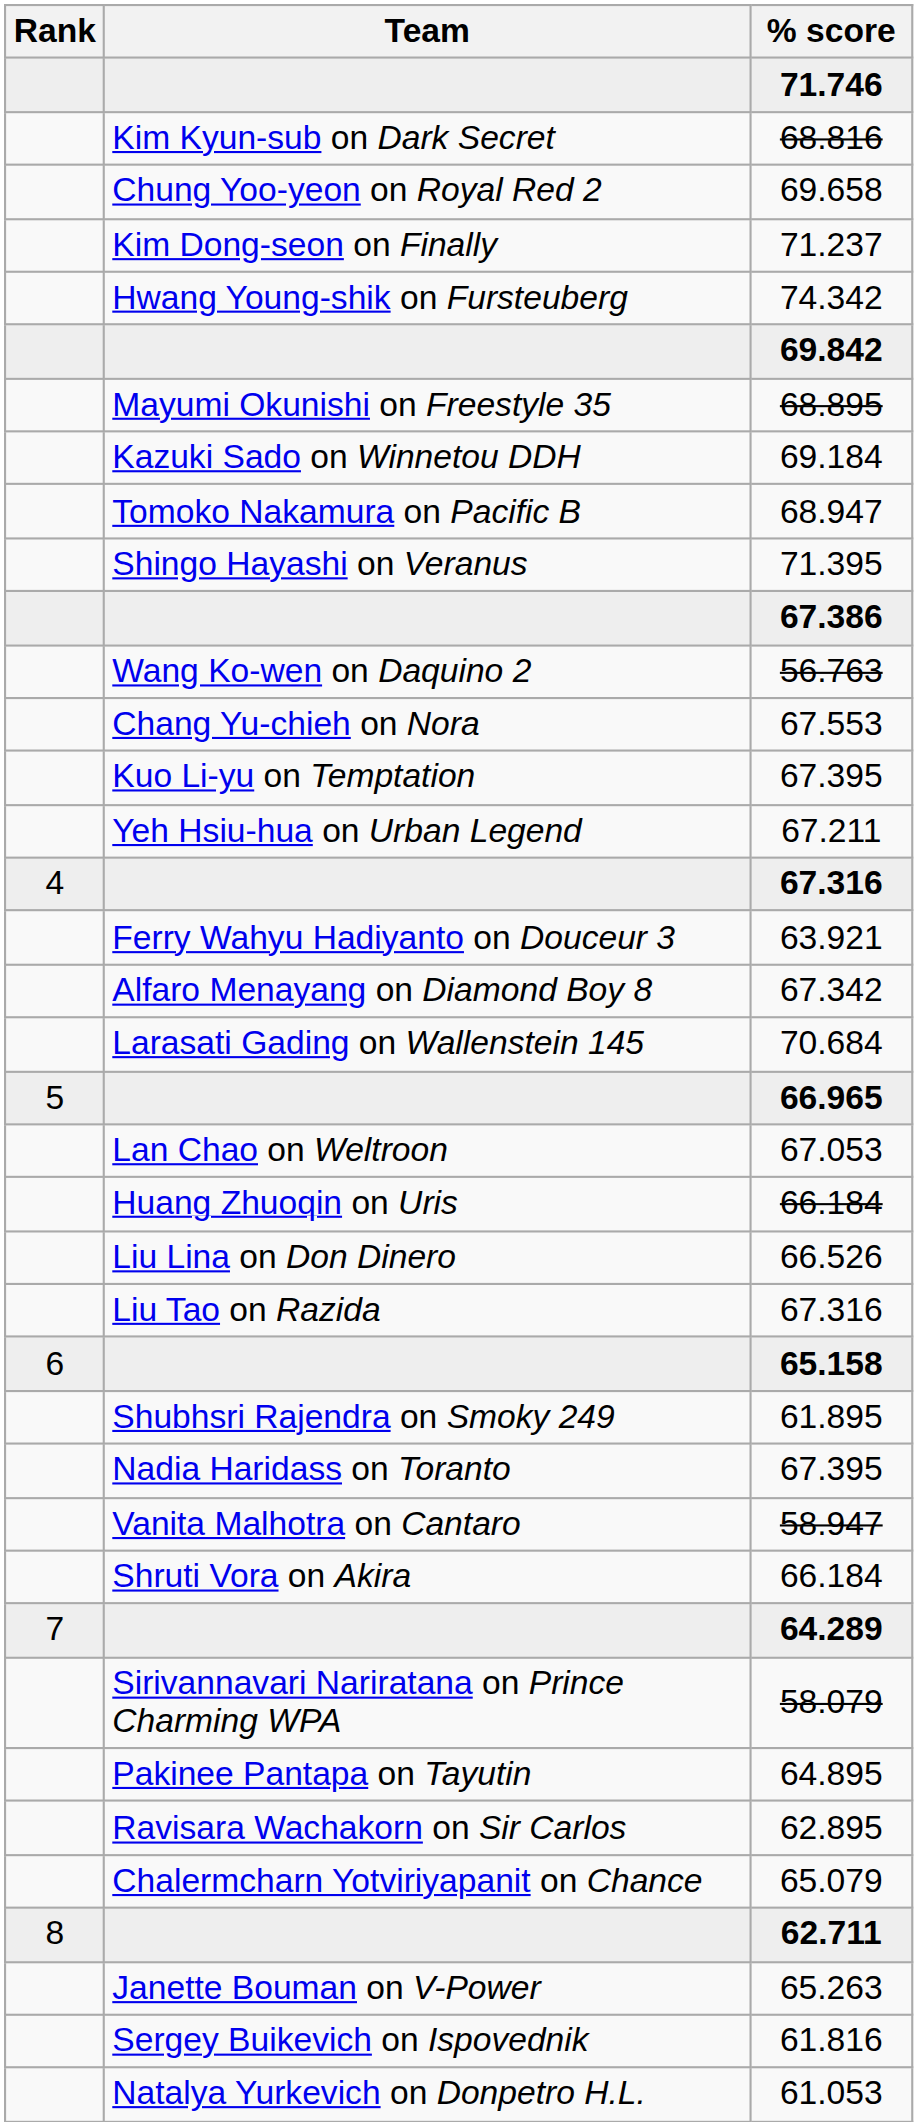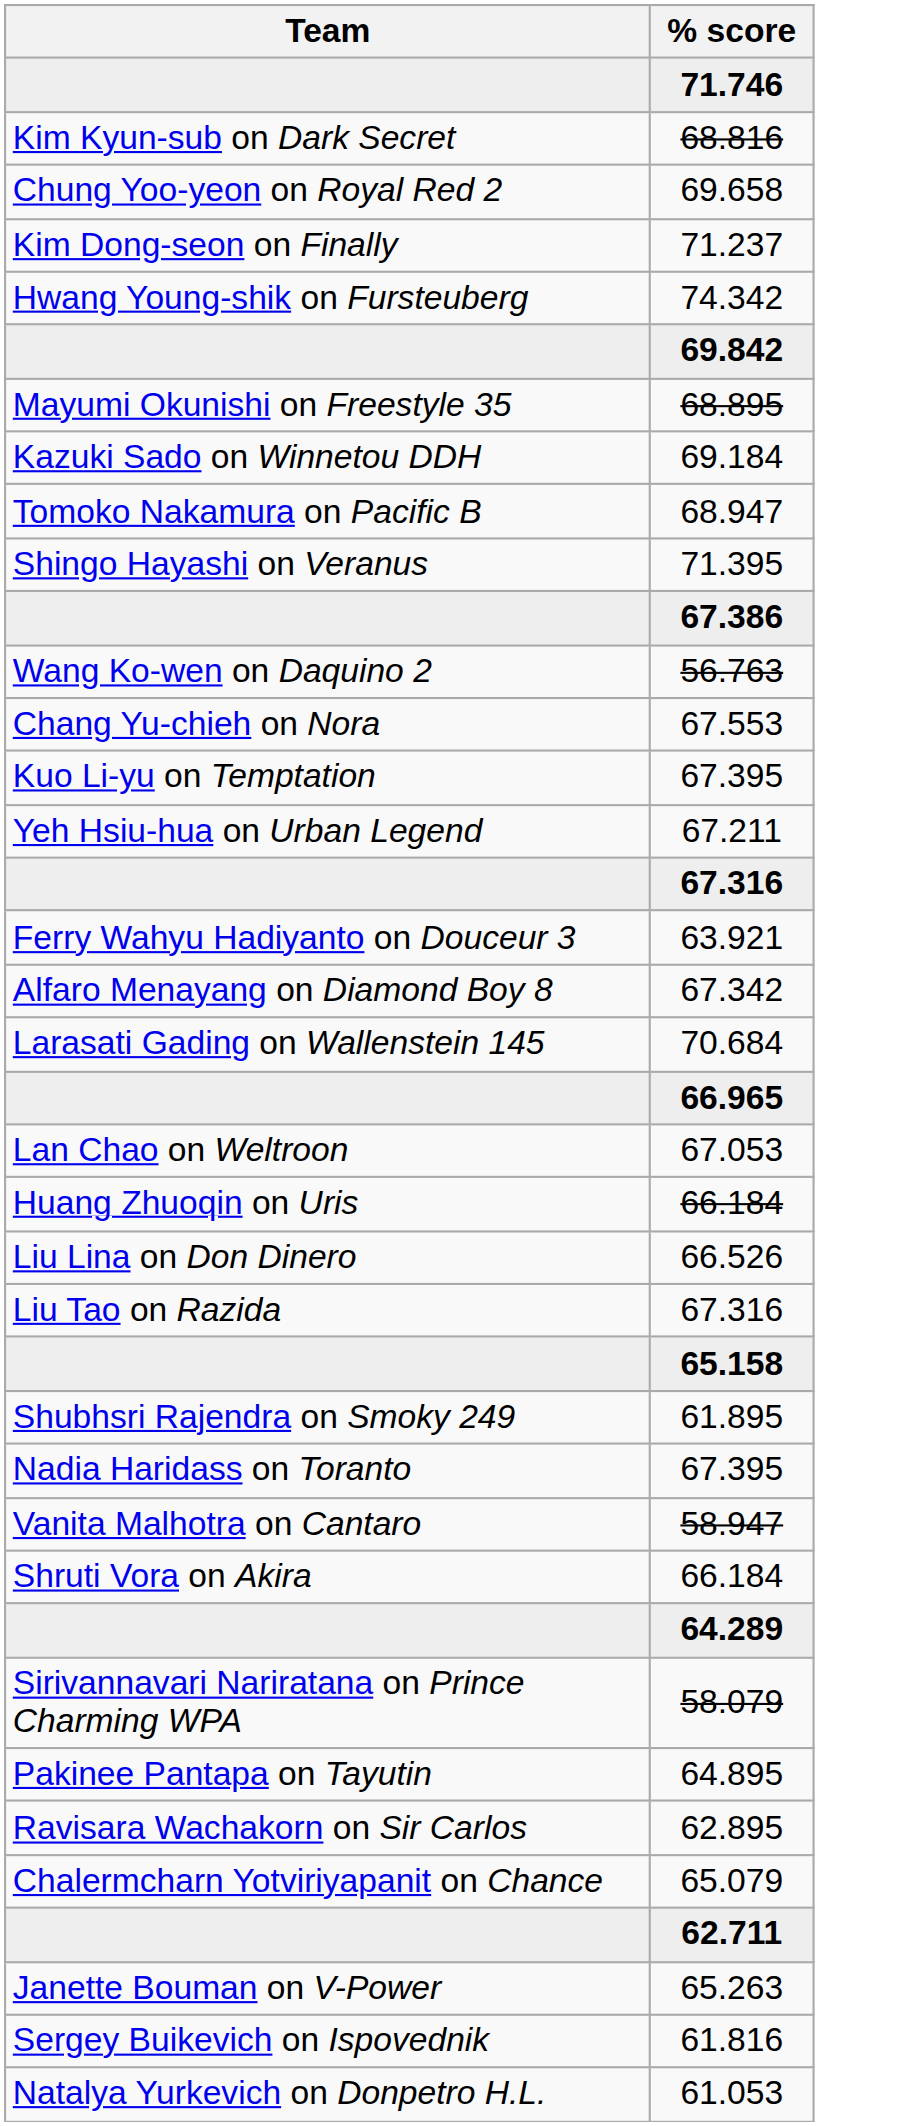- column: (55, 31)
